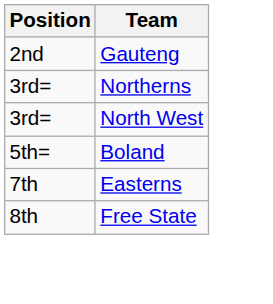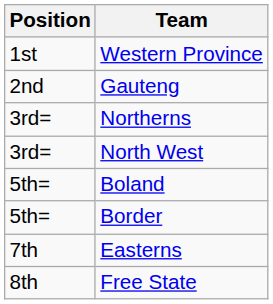+ row: (182, 53)
+ row: (131, 217)
